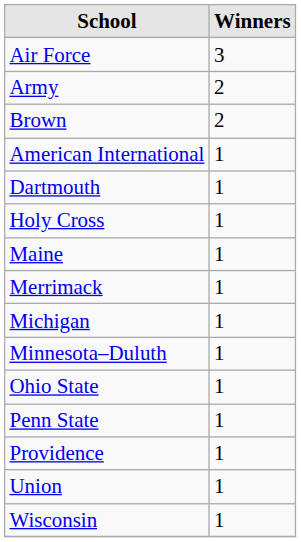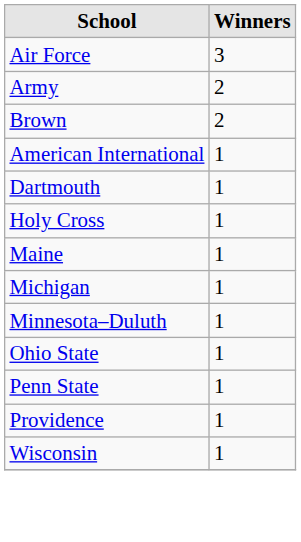- row: (56, 287)
- row: (36, 486)
